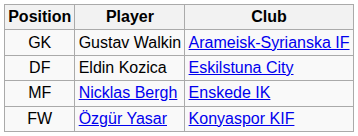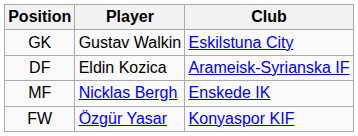(269, 42) Arameisk-Syrianska IF -> (241, 42) Eskilstuna City
(241, 67) Eskilstuna City -> (269, 67) Arameisk-Syrianska IF
